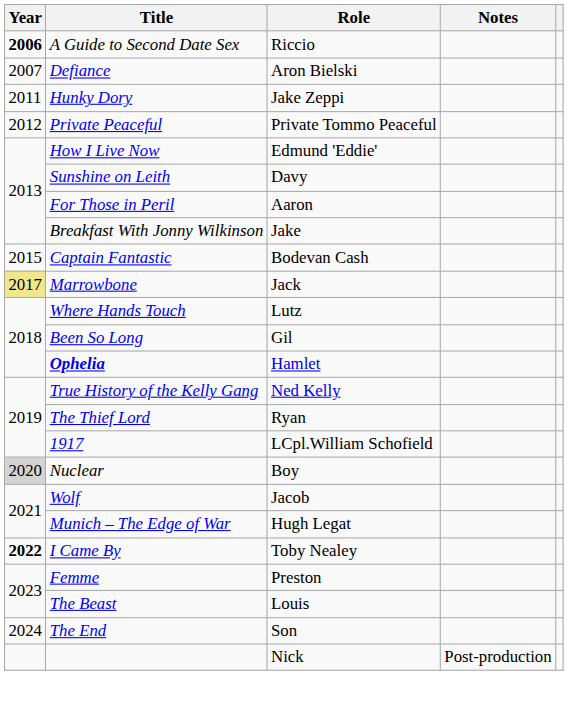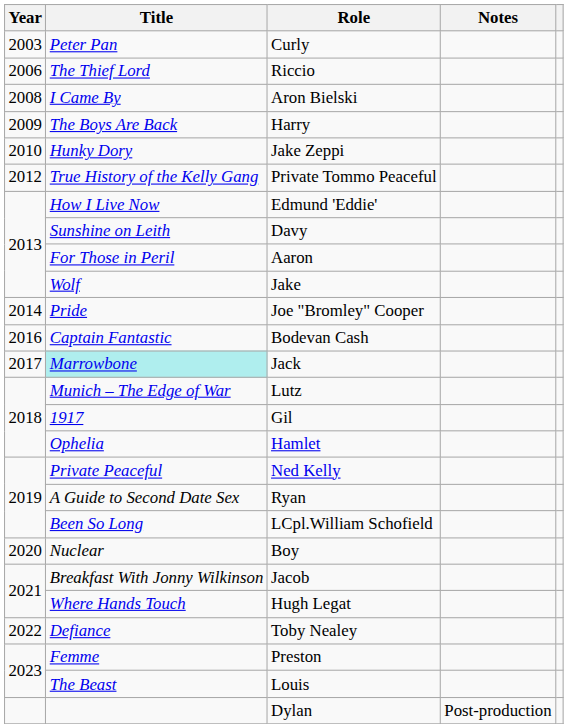+ row: (290, 44)
(25, 44) bold -> (25, 71) normal
(145, 44) A Guide to Second Date Sex -> (100, 71) The Thief Lord
(25, 71) 2007 -> (25, 97) 2008
(80, 71) Defiance -> (85, 97) I Came By
+ row: (291, 124)
(25, 97) 2011 -> (25, 151) 2010
(106, 124) Private Peaceful -> (154, 177) True History of the Kelly Gang
(157, 230) Breakfast With Jonny Wilkinson -> (65, 284) Wolf
+ row: (347, 310)
(25, 257) 2015 -> (25, 337) 2016
(25, 284) khaki background -> (25, 364) no background
(93, 284) no background -> (93, 364) paleturquoise background
(118, 310) Where Hands Touch -> (140, 390) Munich – The Edge of War
(96, 337) Been So Long -> (67, 417) 1917
(77, 364) bold -> (77, 444) normal
(154, 390) True History of the Kelly Gang -> (106, 470) Private Peaceful
(100, 417) The Thief Lord -> (145, 497) A Guide to Second Date Sex
(67, 444) 1917 -> (96, 524) Been So Long
(25, 470) lightgrey background -> (25, 550) no background
(65, 497) Wolf -> (157, 577) Breakfast With Jonny Wilkinson
(140, 524) Munich – The Edge of War -> (118, 603) Where Hands Touch
(25, 550) bold -> (25, 630) normal
(85, 550) I Came By -> (80, 630) Defiance
- row: (284, 630)
+ row: (292, 710)
- row: (287, 657)
